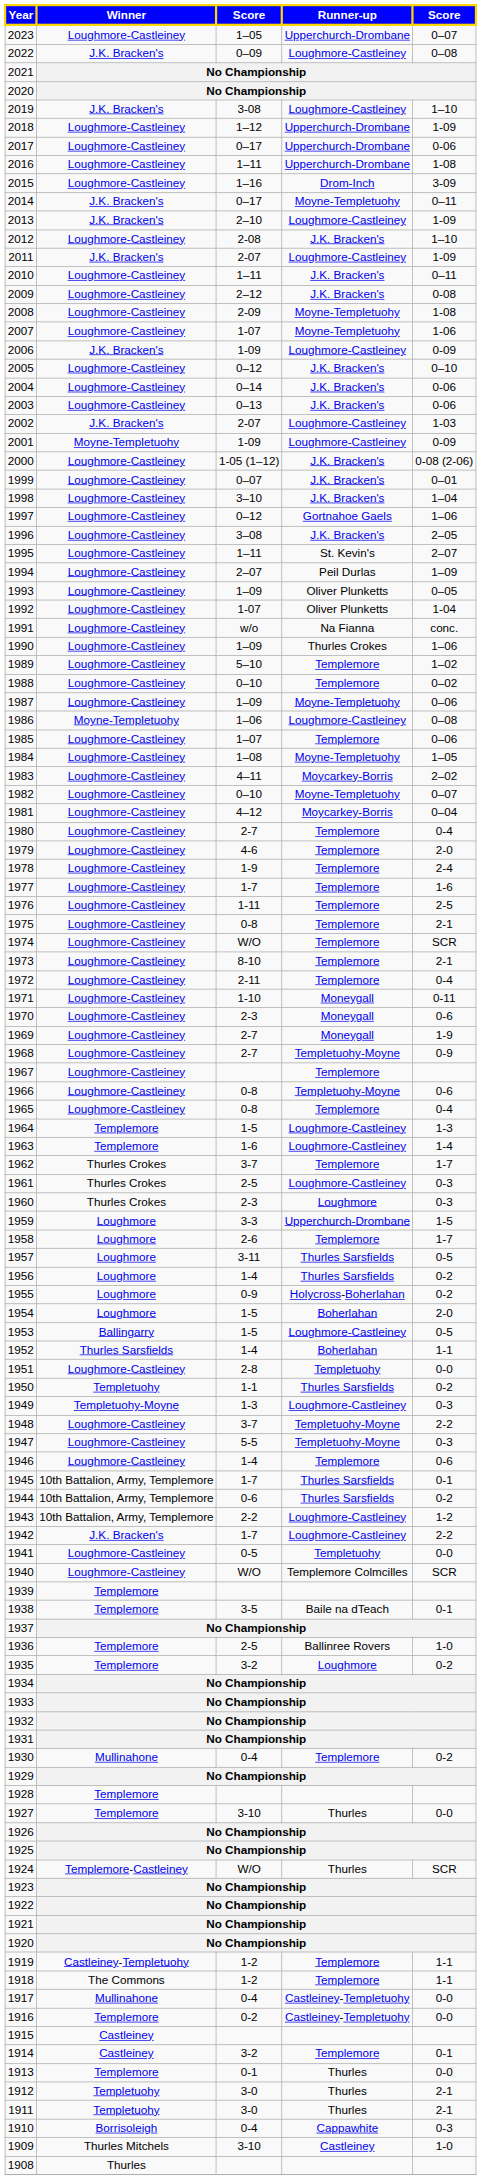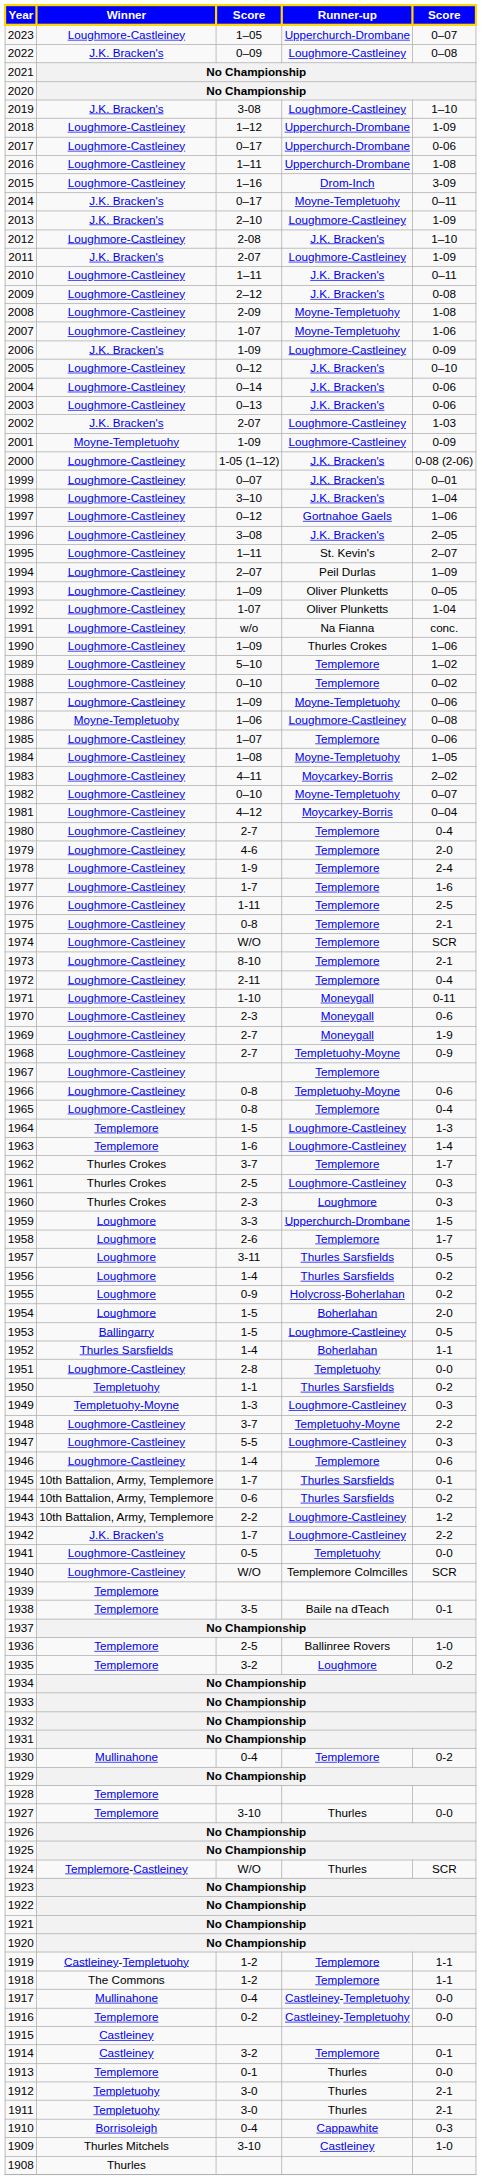(347, 1443) Templetuohy-Moyne -> (347, 1443) Loughmore-Castleiney
